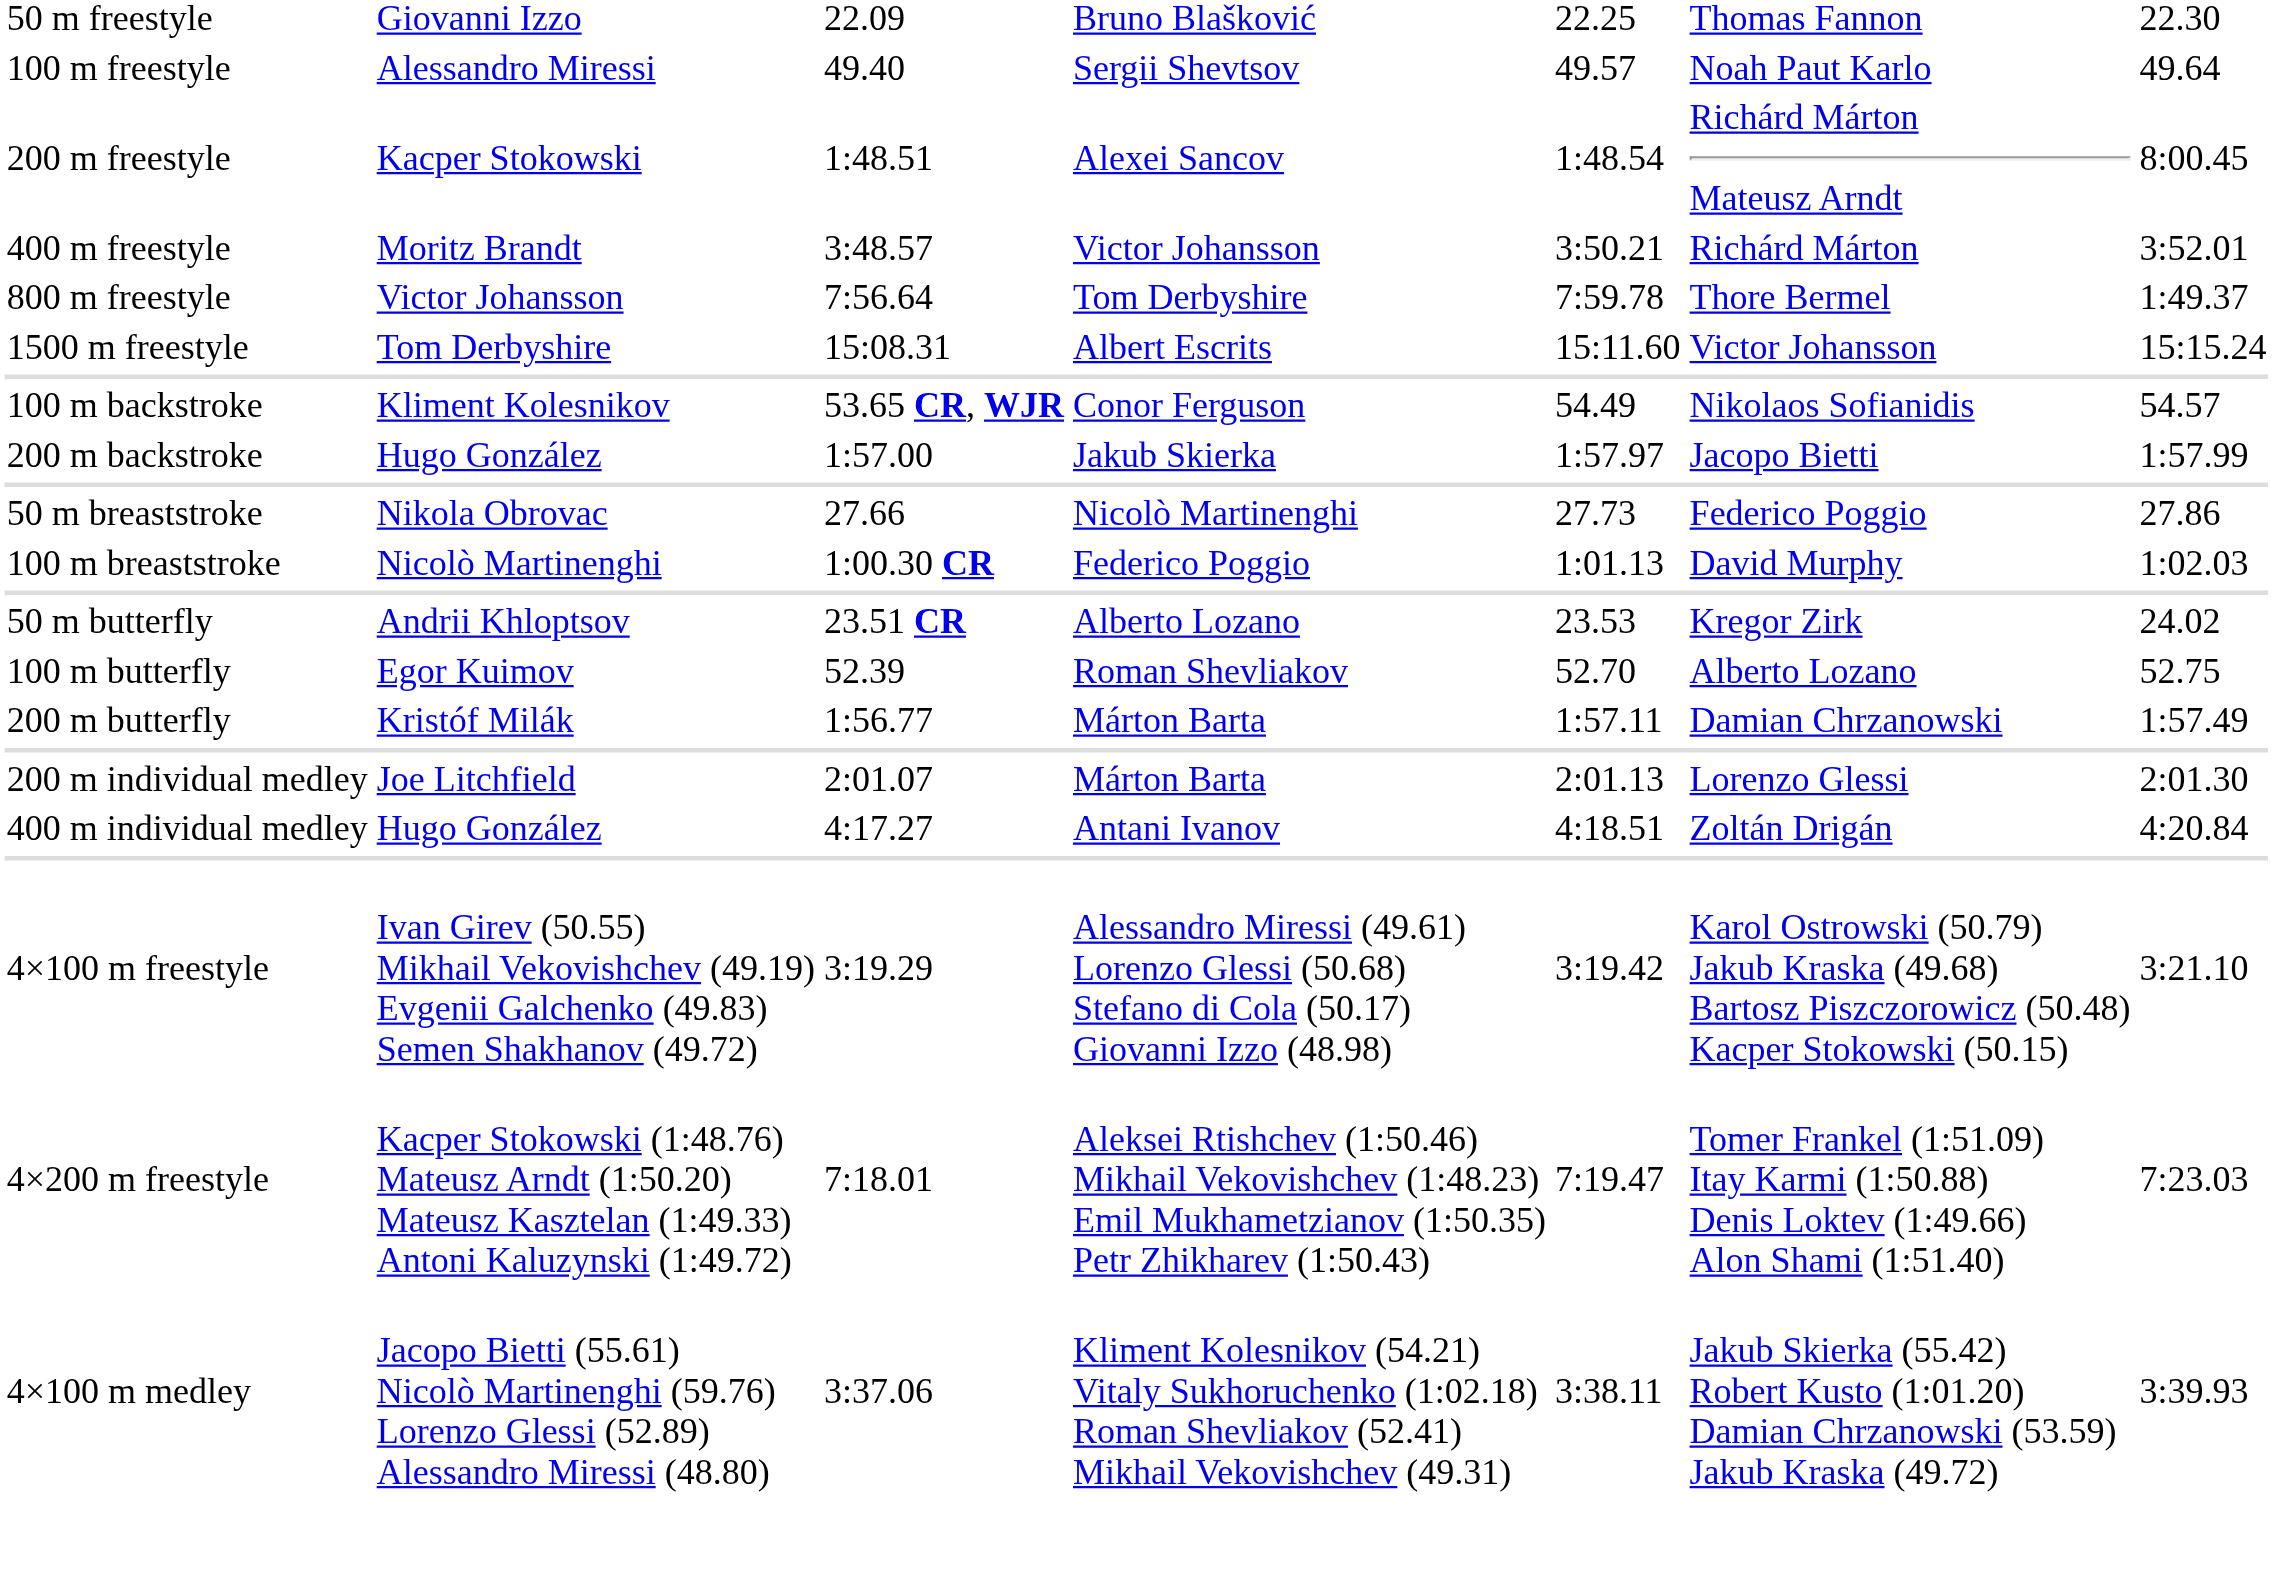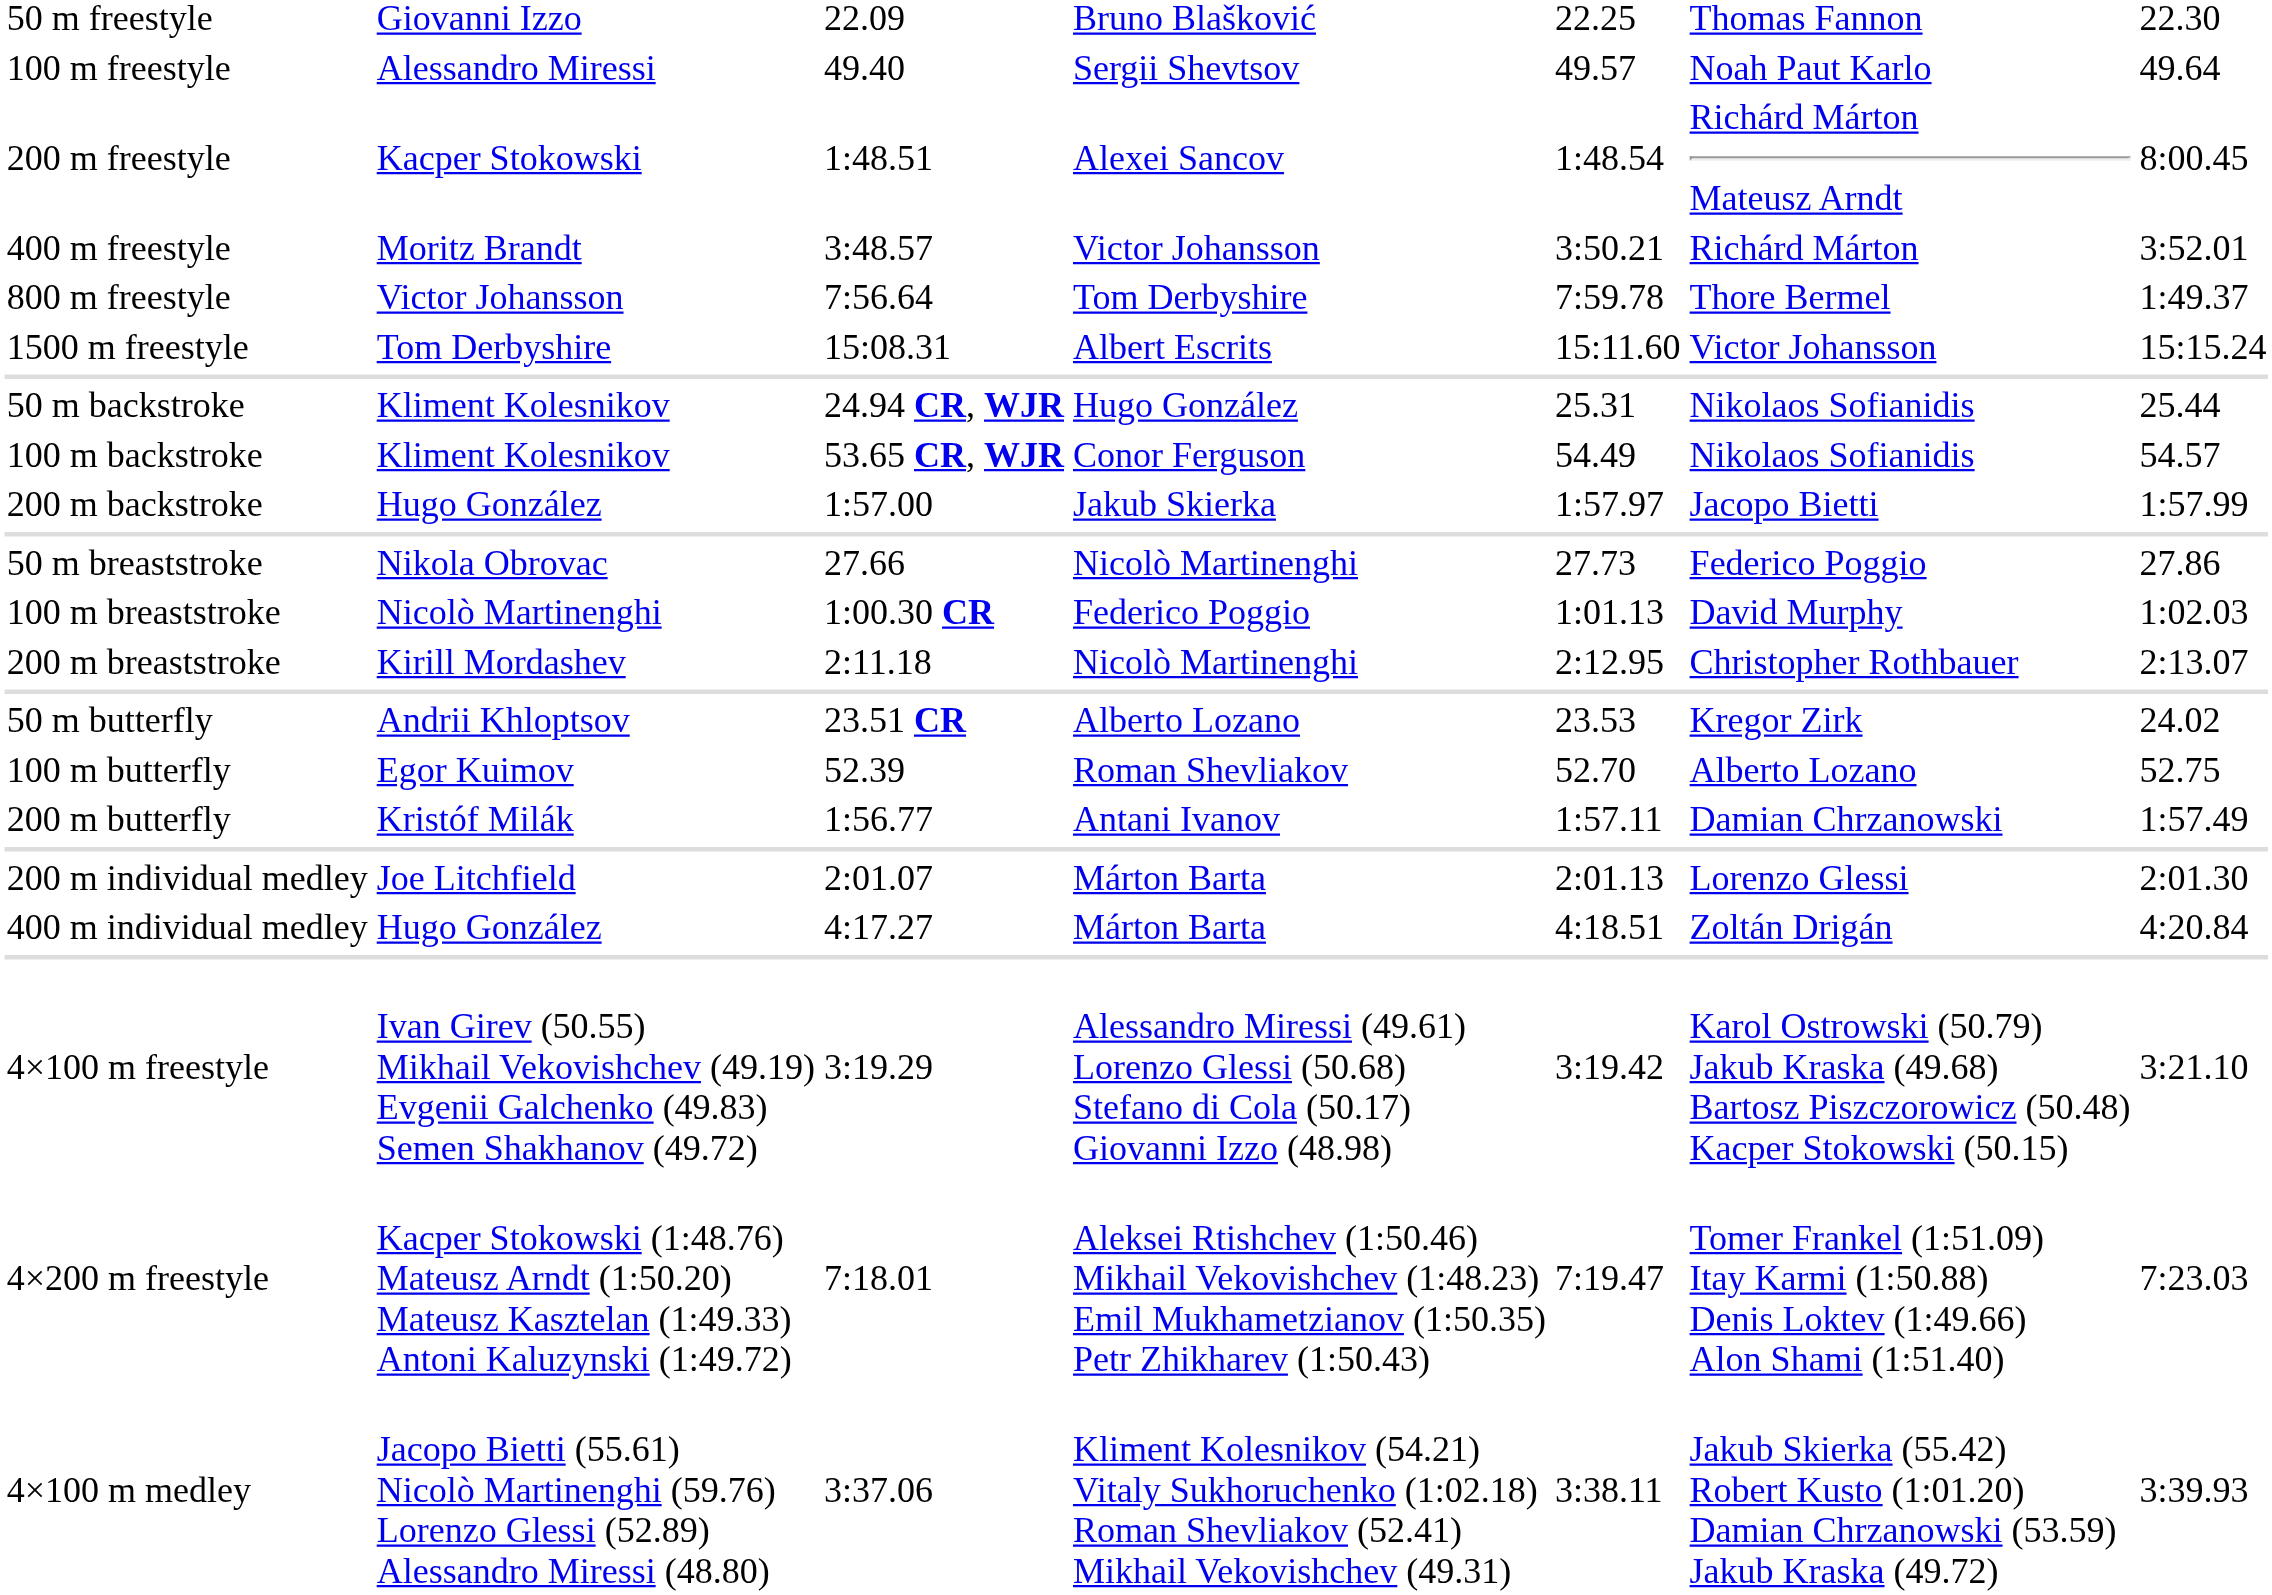+ row: (126, 405)
+ row: (144, 661)
(1169, 720) Márton Barta -> (1176, 819) Antani Ivanov
(1176, 828) Antani Ivanov -> (1169, 927) Márton Barta
